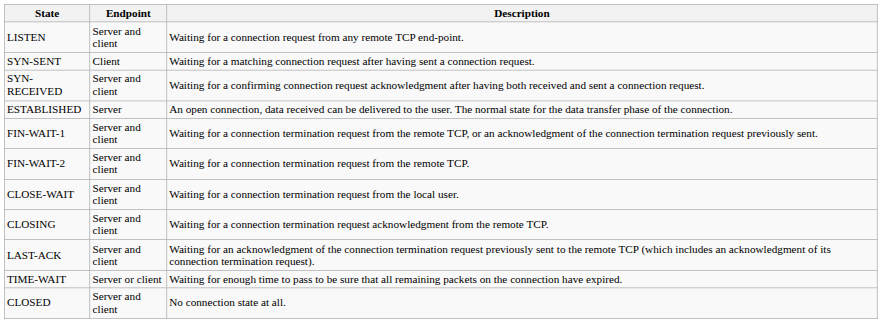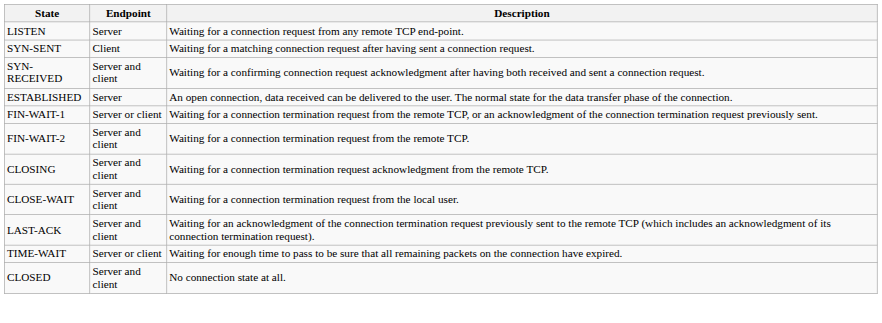(117, 37) Server and client -> (107, 31) Server
(117, 133) Server and client -> (127, 114) Server or client
rows swapped: (41, 194) <-> (31, 224)
